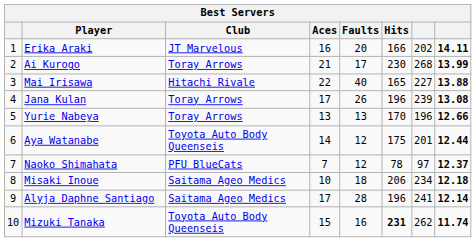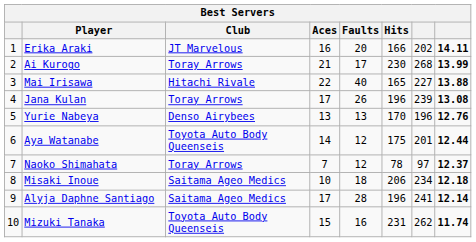(205, 117) Toray Arrows -> (212, 117) Denso Airybees
(453, 117) 12.66 -> (453, 117) 12.76
(205, 163) PFU BlueCats -> (205, 163) Toray Arrows
(397, 222) bold -> (397, 222) normal
